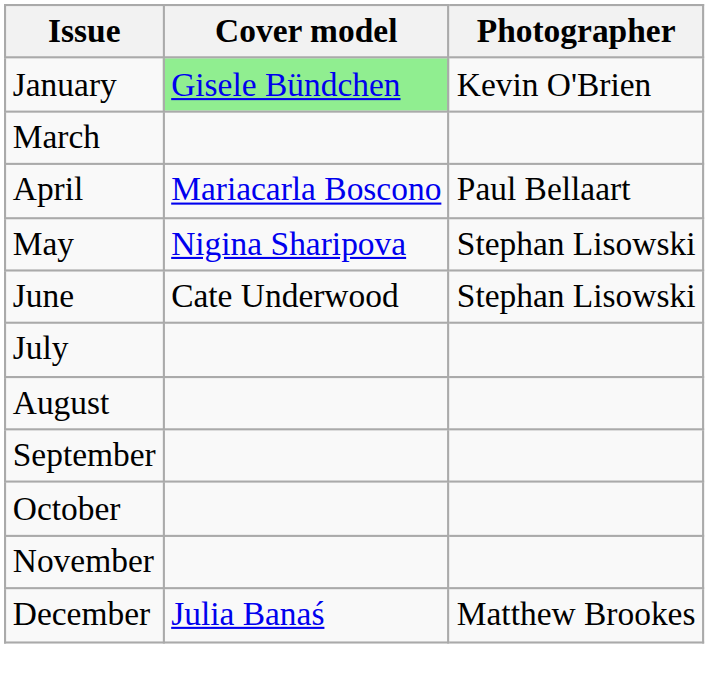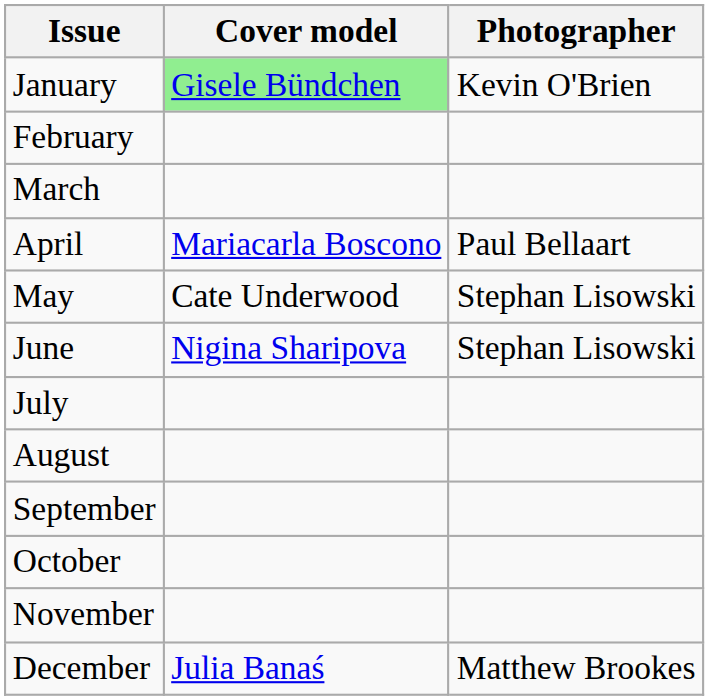+ row: (73, 137)
(289, 243) Nigina Sharipova -> (285, 296) Cate Underwood
(285, 296) Cate Underwood -> (289, 349) Nigina Sharipova
